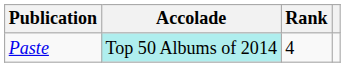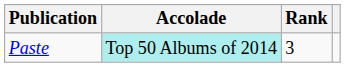(290, 47) 4 -> (290, 47) 3
